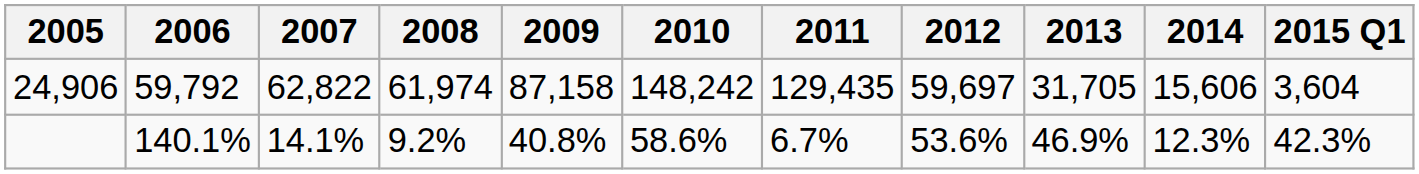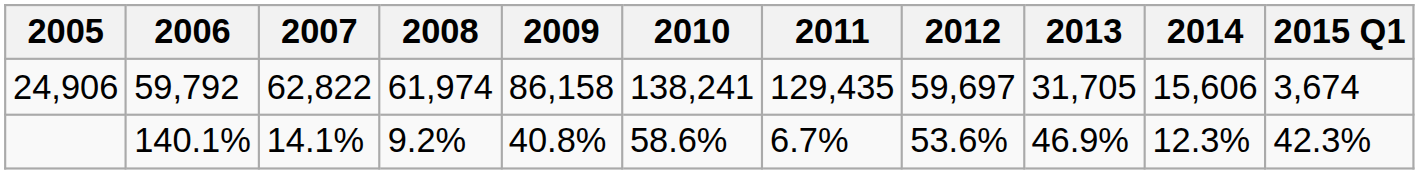(561, 86) 87,158 -> (561, 86) 86,158
(692, 86) 148,242 -> (692, 86) 138,241
(1317, 86) 3,604 -> (1317, 86) 3,674
